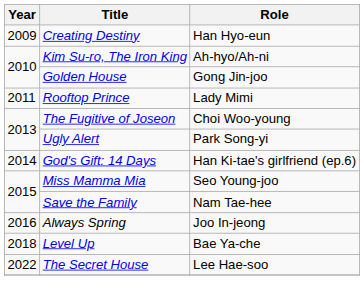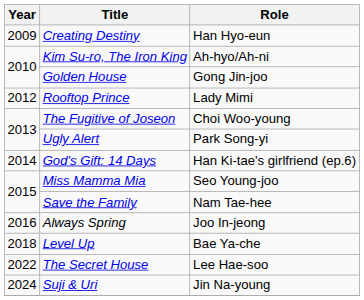(22, 98) 2011 -> (22, 98) 2012
+ row: (70, 285)
